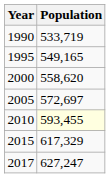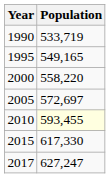(62, 78) 558,620 -> (62, 78) 558,220
(62, 141) 617,329 -> (62, 141) 617,330
